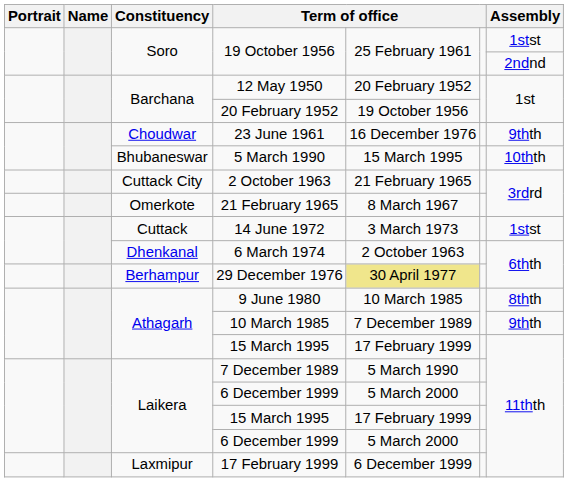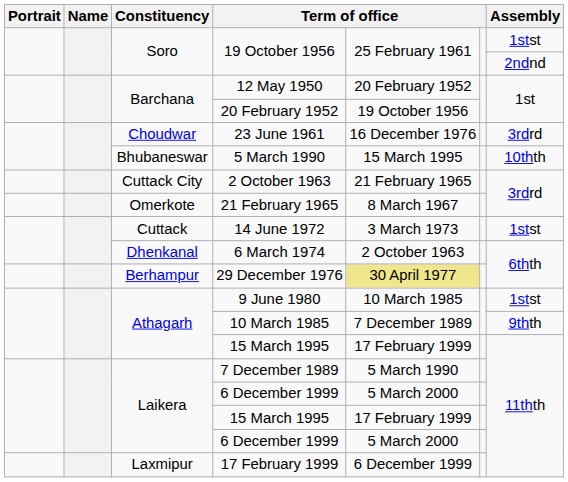(525, 134) 9thth -> (525, 134) 3rdrd
(525, 299) 8thth -> (525, 299) 1stst
